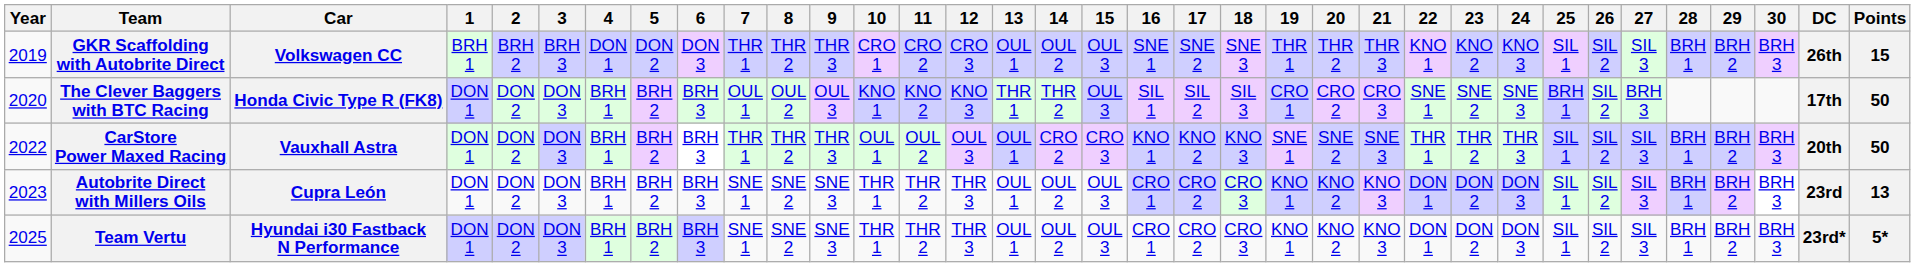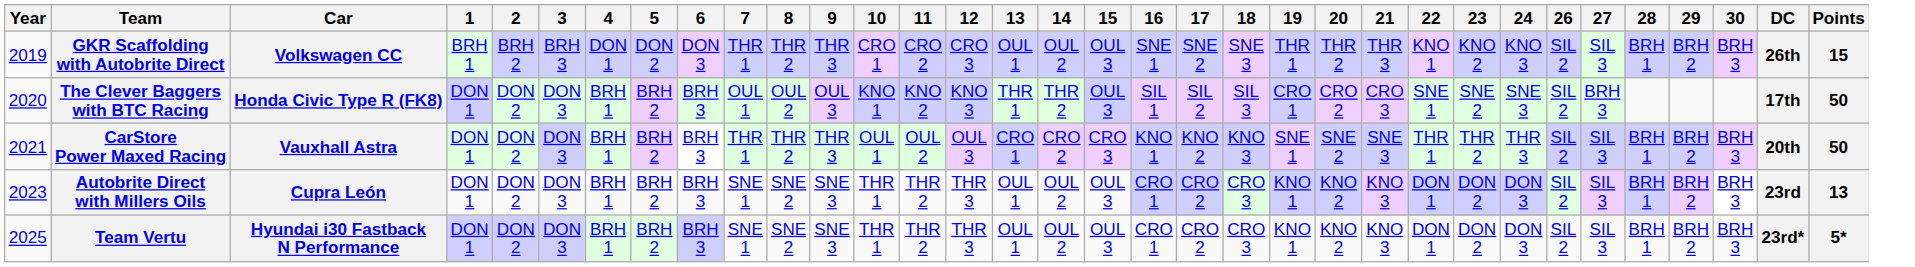- column: (1566, 18)
(28, 146) 2022 -> (28, 146) 2021
(1014, 146) OUL 1 -> (1015, 146) CRO 1
